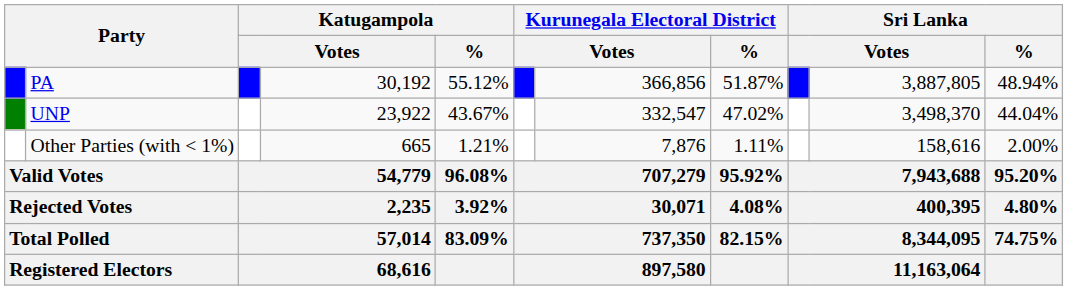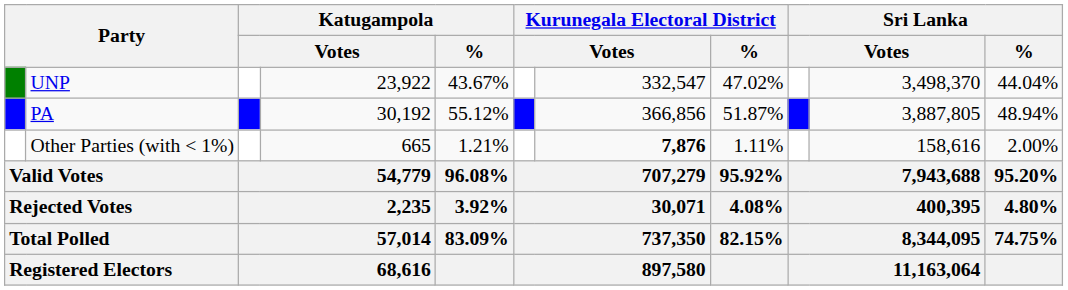rows swapped: (42, 82) <-> (50, 113)
(684, 144) normal -> (684, 144) bold
